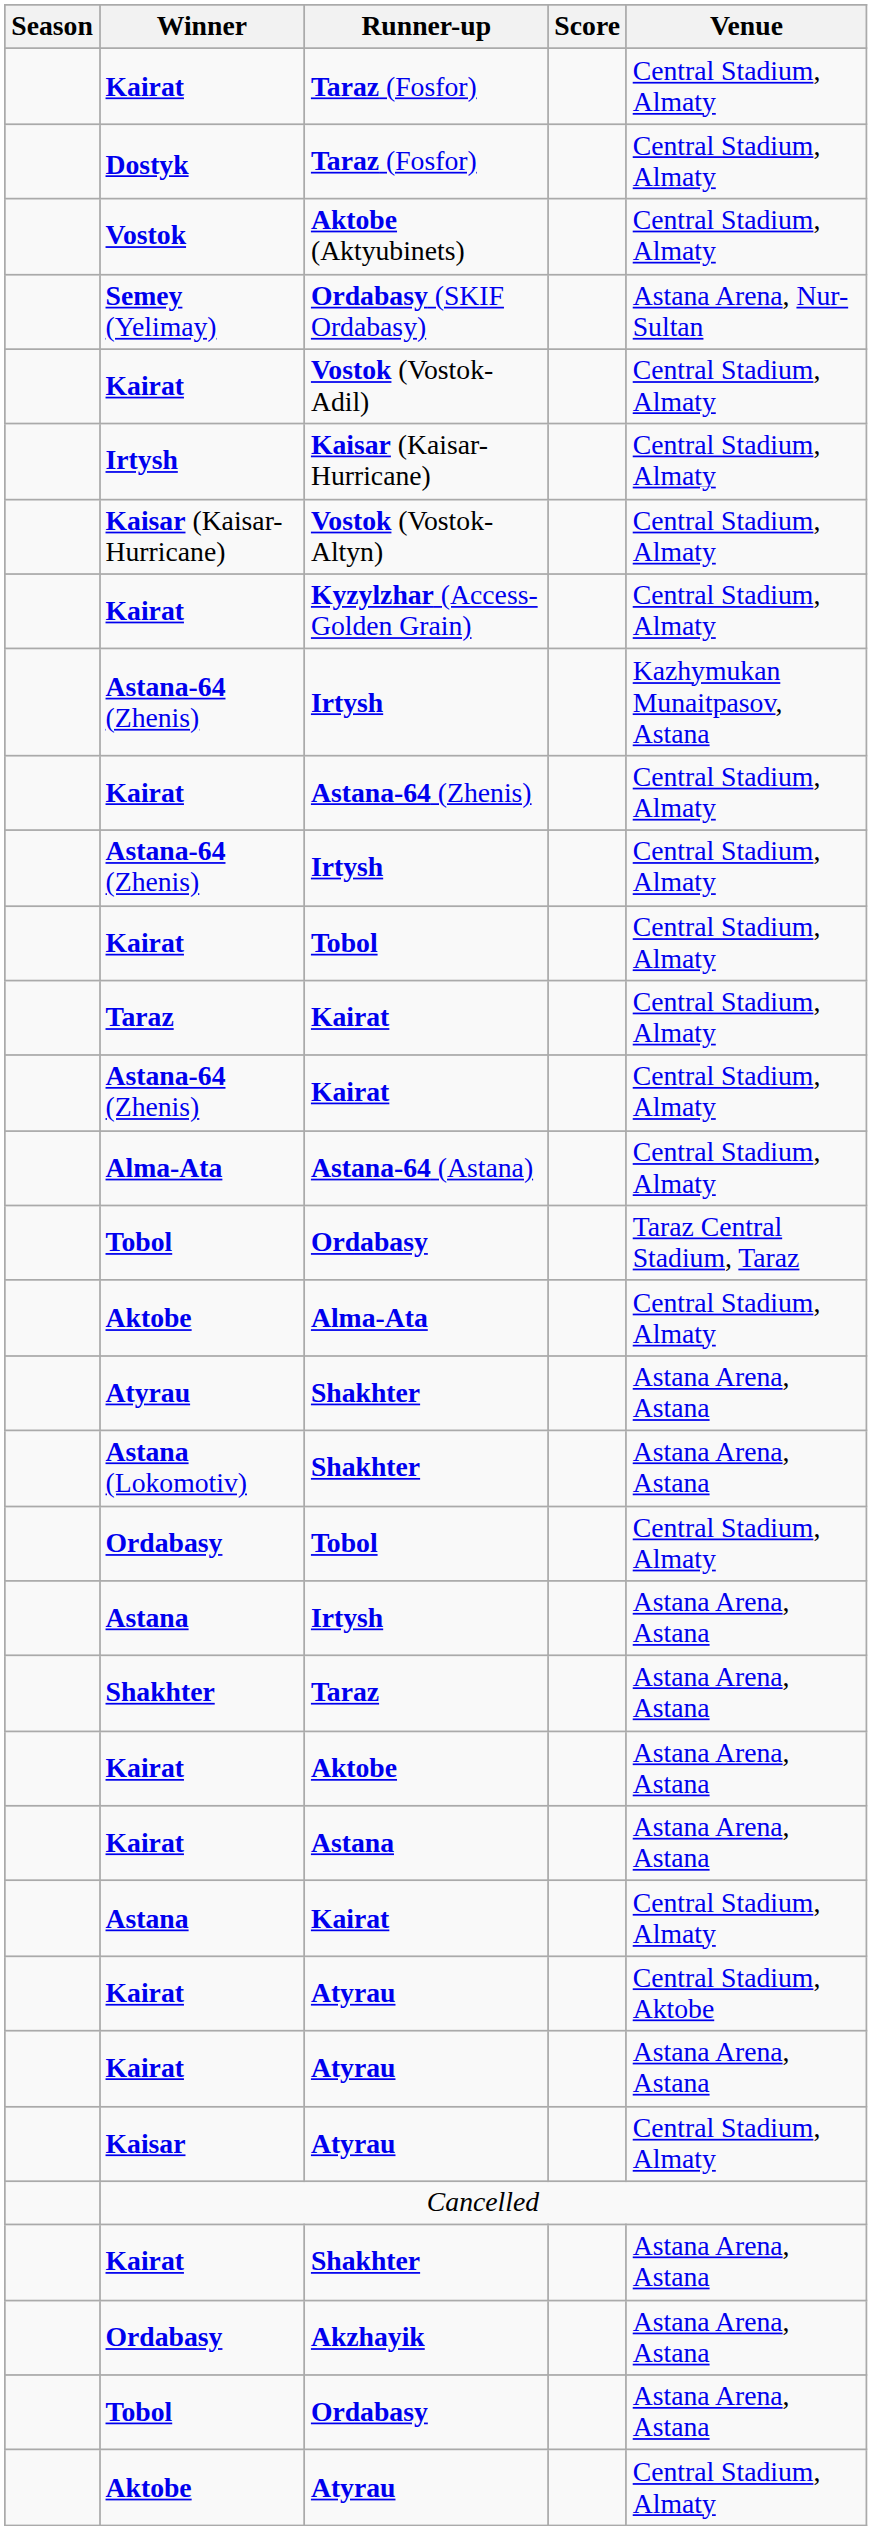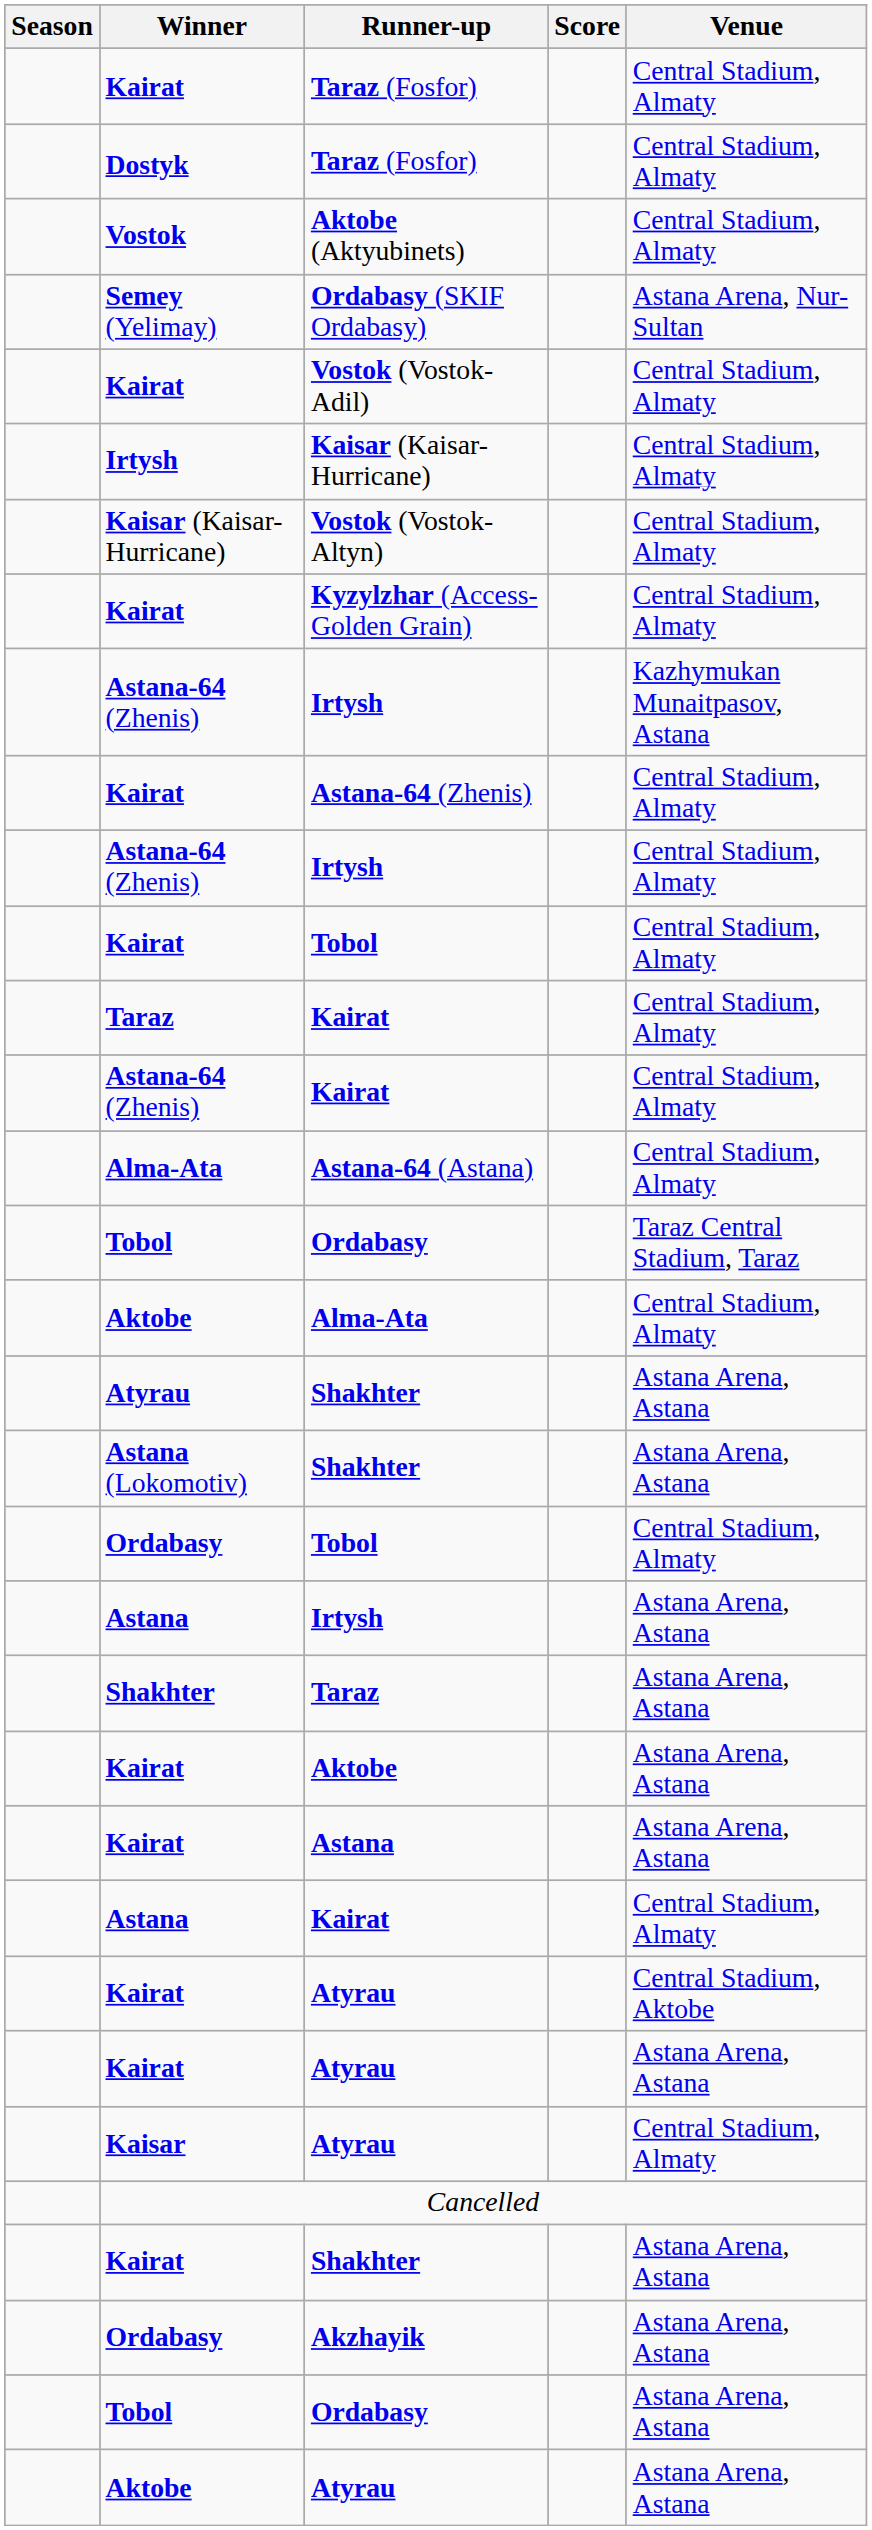(727, 2487) Central Stadium, Almaty -> (711, 2487) Astana Arena, Astana
